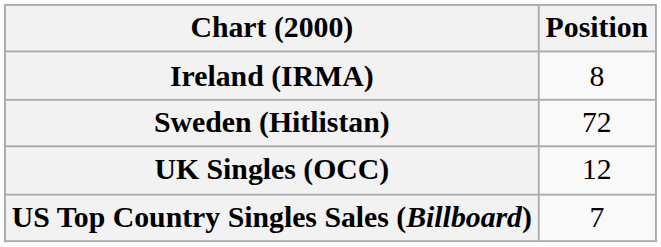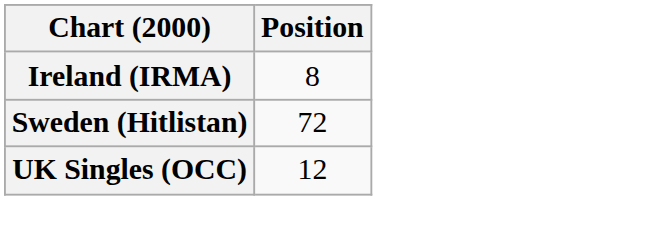- row: (272, 216)
